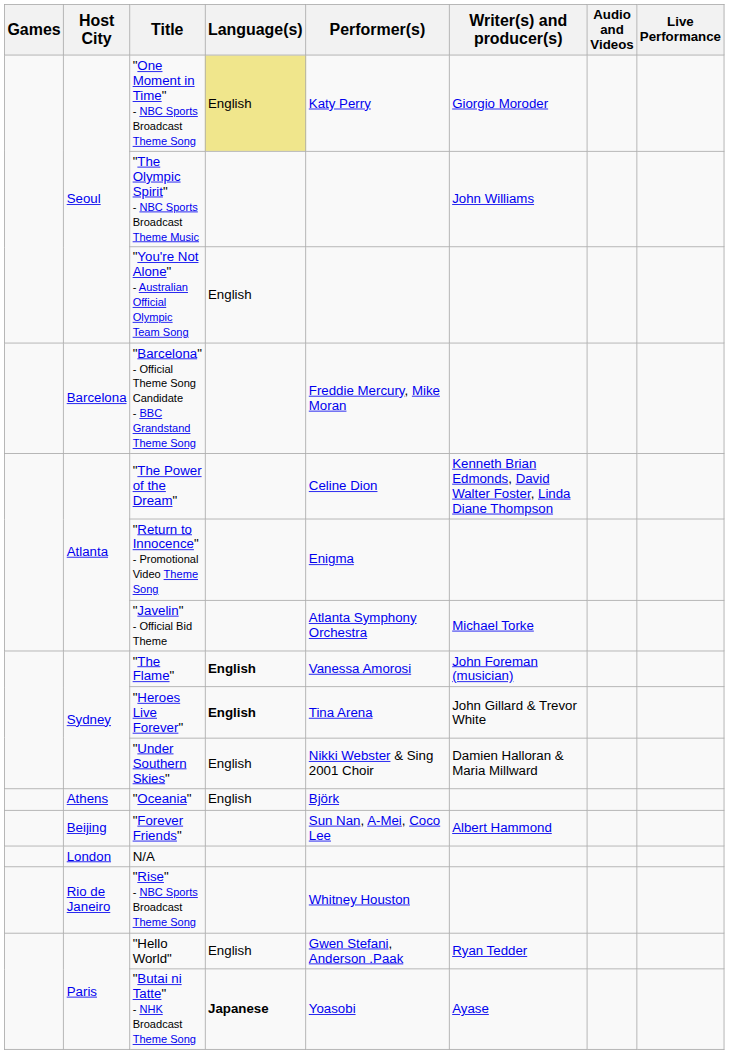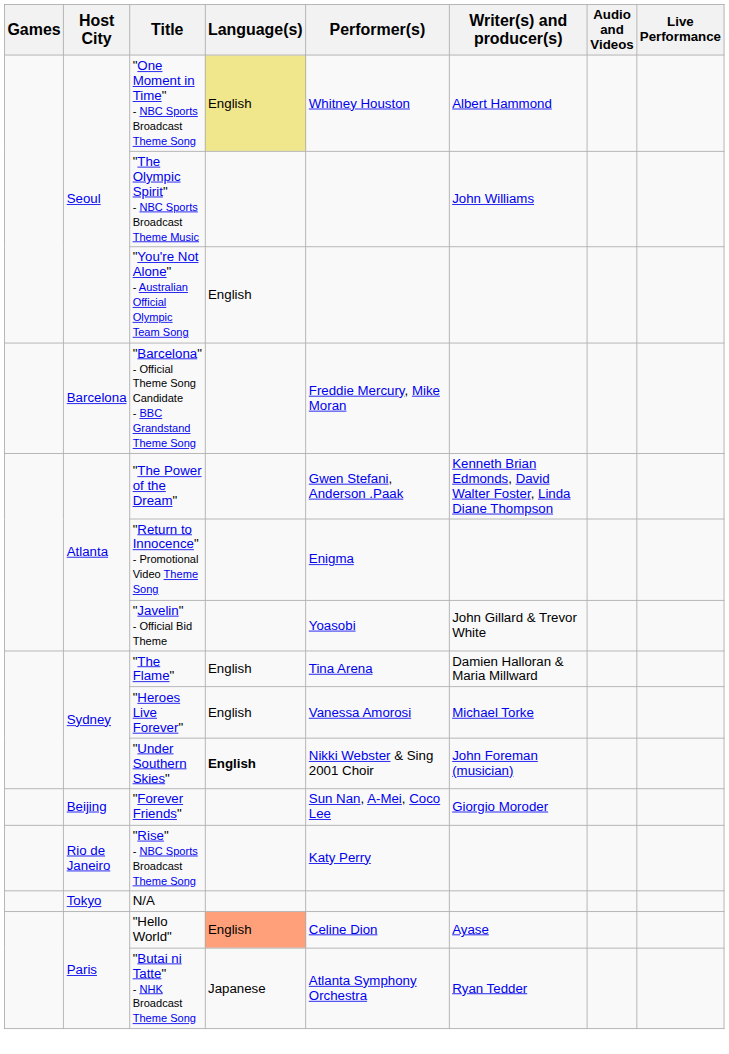(340, 103) Katy Perry -> (359, 103) Whitney Houston
(500, 103) Giorgio Moroder -> (502, 103) Albert Hammond
(343, 486) Celine Dion -> (356, 486) Gwen Stefani, Anderson .Paak
(363, 625) Atlanta Symphony Orchestra -> (332, 625) Yoasobi
(493, 625) Michael Torke -> (515, 625) John Gillard & Trevor White
(232, 669) bold -> (230, 669) normal
(360, 669) Vanessa Amorosi -> (341, 669) Tina Arena
(495, 669) John Foreman (musician) -> (508, 669) Damien Halloran & Maria Millward
(232, 712) bold -> (230, 712) normal
(341, 712) Tina Arena -> (360, 712) Vanessa Amorosi
(515, 712) John Gillard & Trevor White -> (493, 712) Michael Torke
(230, 763) normal -> (232, 763) bold
(508, 763) Damien Halloran & Maria Millward -> (495, 763) John Foreman (musician)
- row: (87, 799)
(502, 828) Albert Hammond -> (500, 806) Giorgio Moroder
- row: (89, 856)
(359, 900) Whitney Houston -> (340, 857) Katy Perry
+ row: (84, 901)
(230, 950) no background -> (230, 929) lightsalmon background
(356, 950) Gwen Stefani, Anderson .Paak -> (343, 929) Celine Dion
(490, 950) Ryan Tedder -> (470, 929) Ayase
(238, 1009) bold -> (237, 988) normal
(332, 1009) Yoasobi -> (363, 988) Atlanta Symphony Orchestra
(470, 1009) Ayase -> (490, 988) Ryan Tedder
